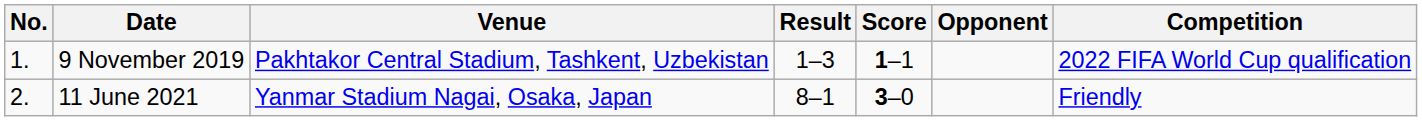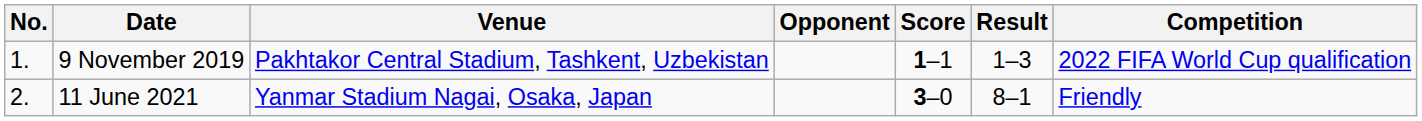columns swapped: (993, 23) <-> (815, 23)
